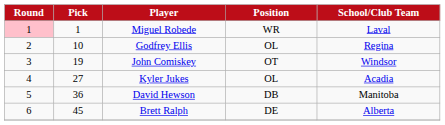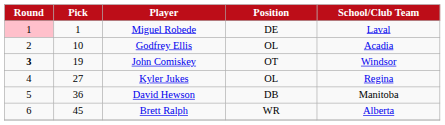(271, 29) WR -> (271, 29) DE
(379, 45) Regina -> (379, 45) Acadia
(29, 62) normal -> (29, 62) bold
(379, 78) Acadia -> (379, 78) Regina
(271, 111) DE -> (271, 111) WR
